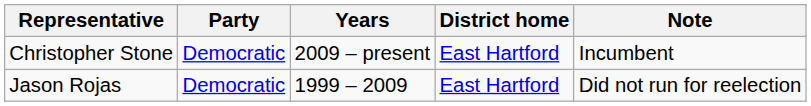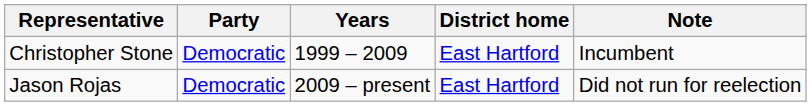(362, 52) 2009 – present -> (351, 52) 1999 – 2009
(351, 85) 1999 – 2009 -> (362, 85) 2009 – present
